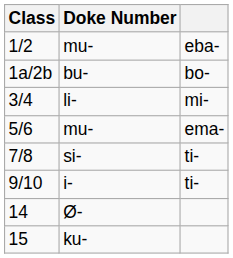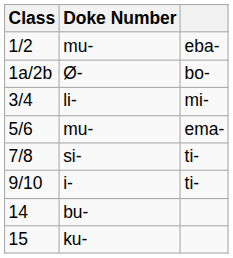(76, 73) bu- -> (73, 73) Ø-
(73, 211) Ø- -> (76, 211) bu-
